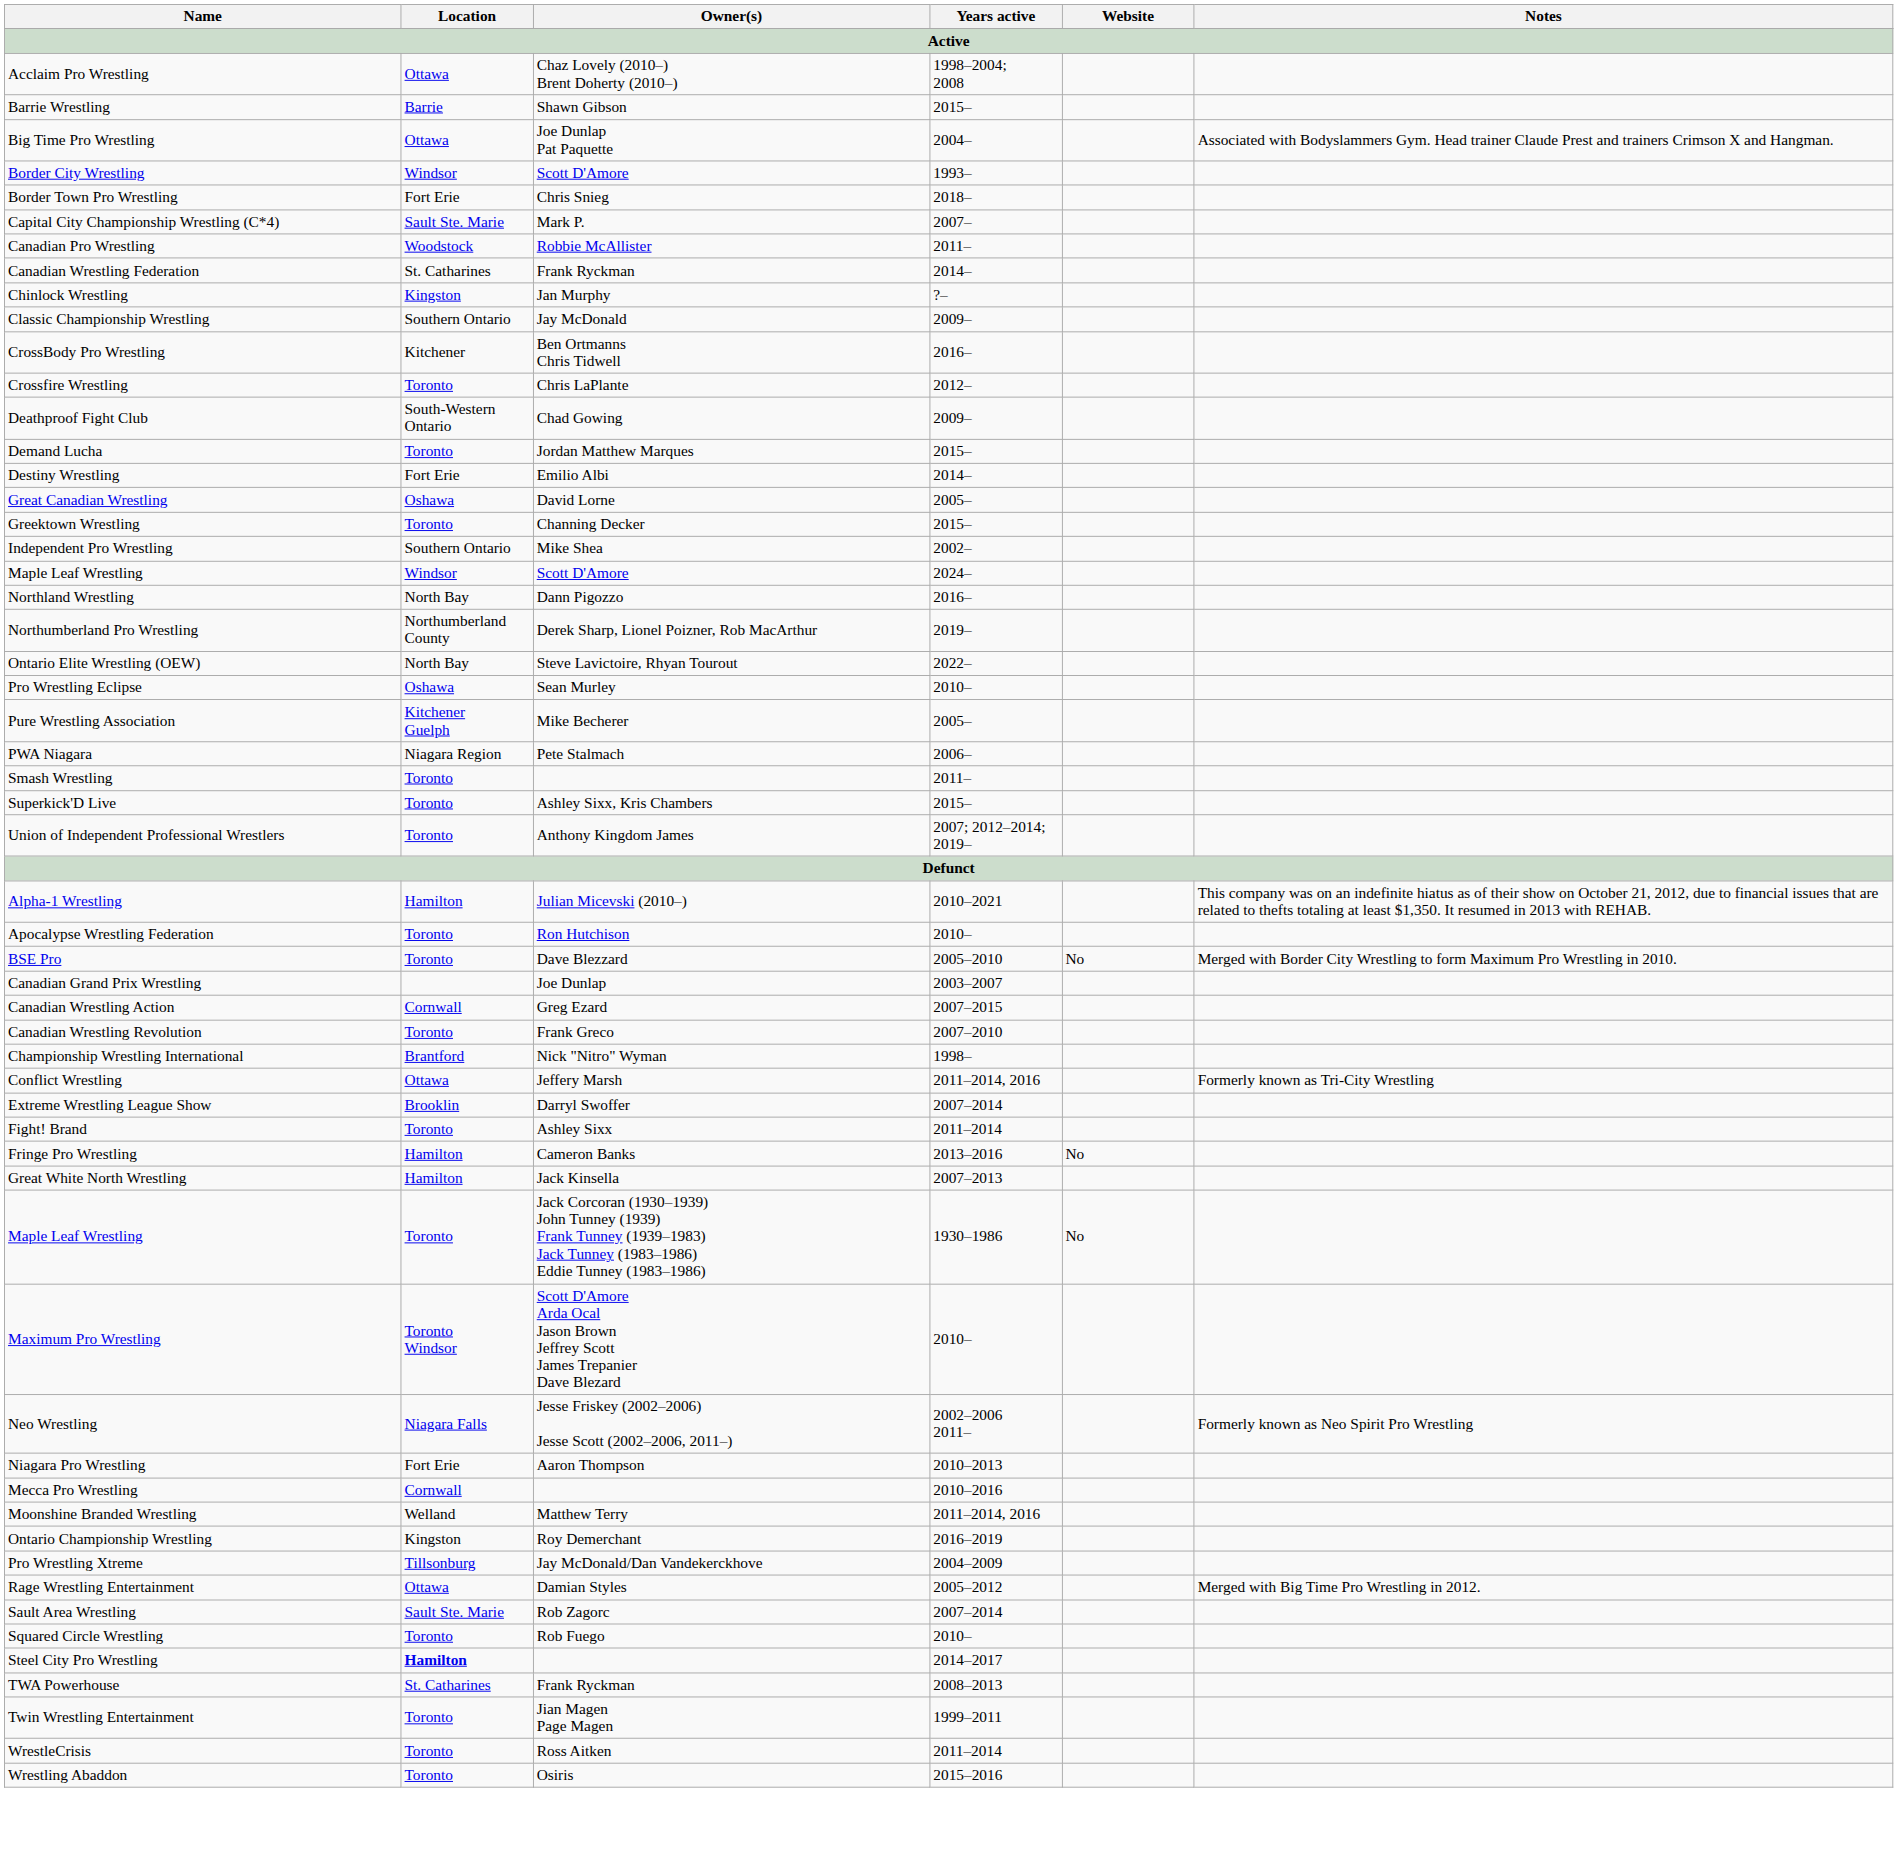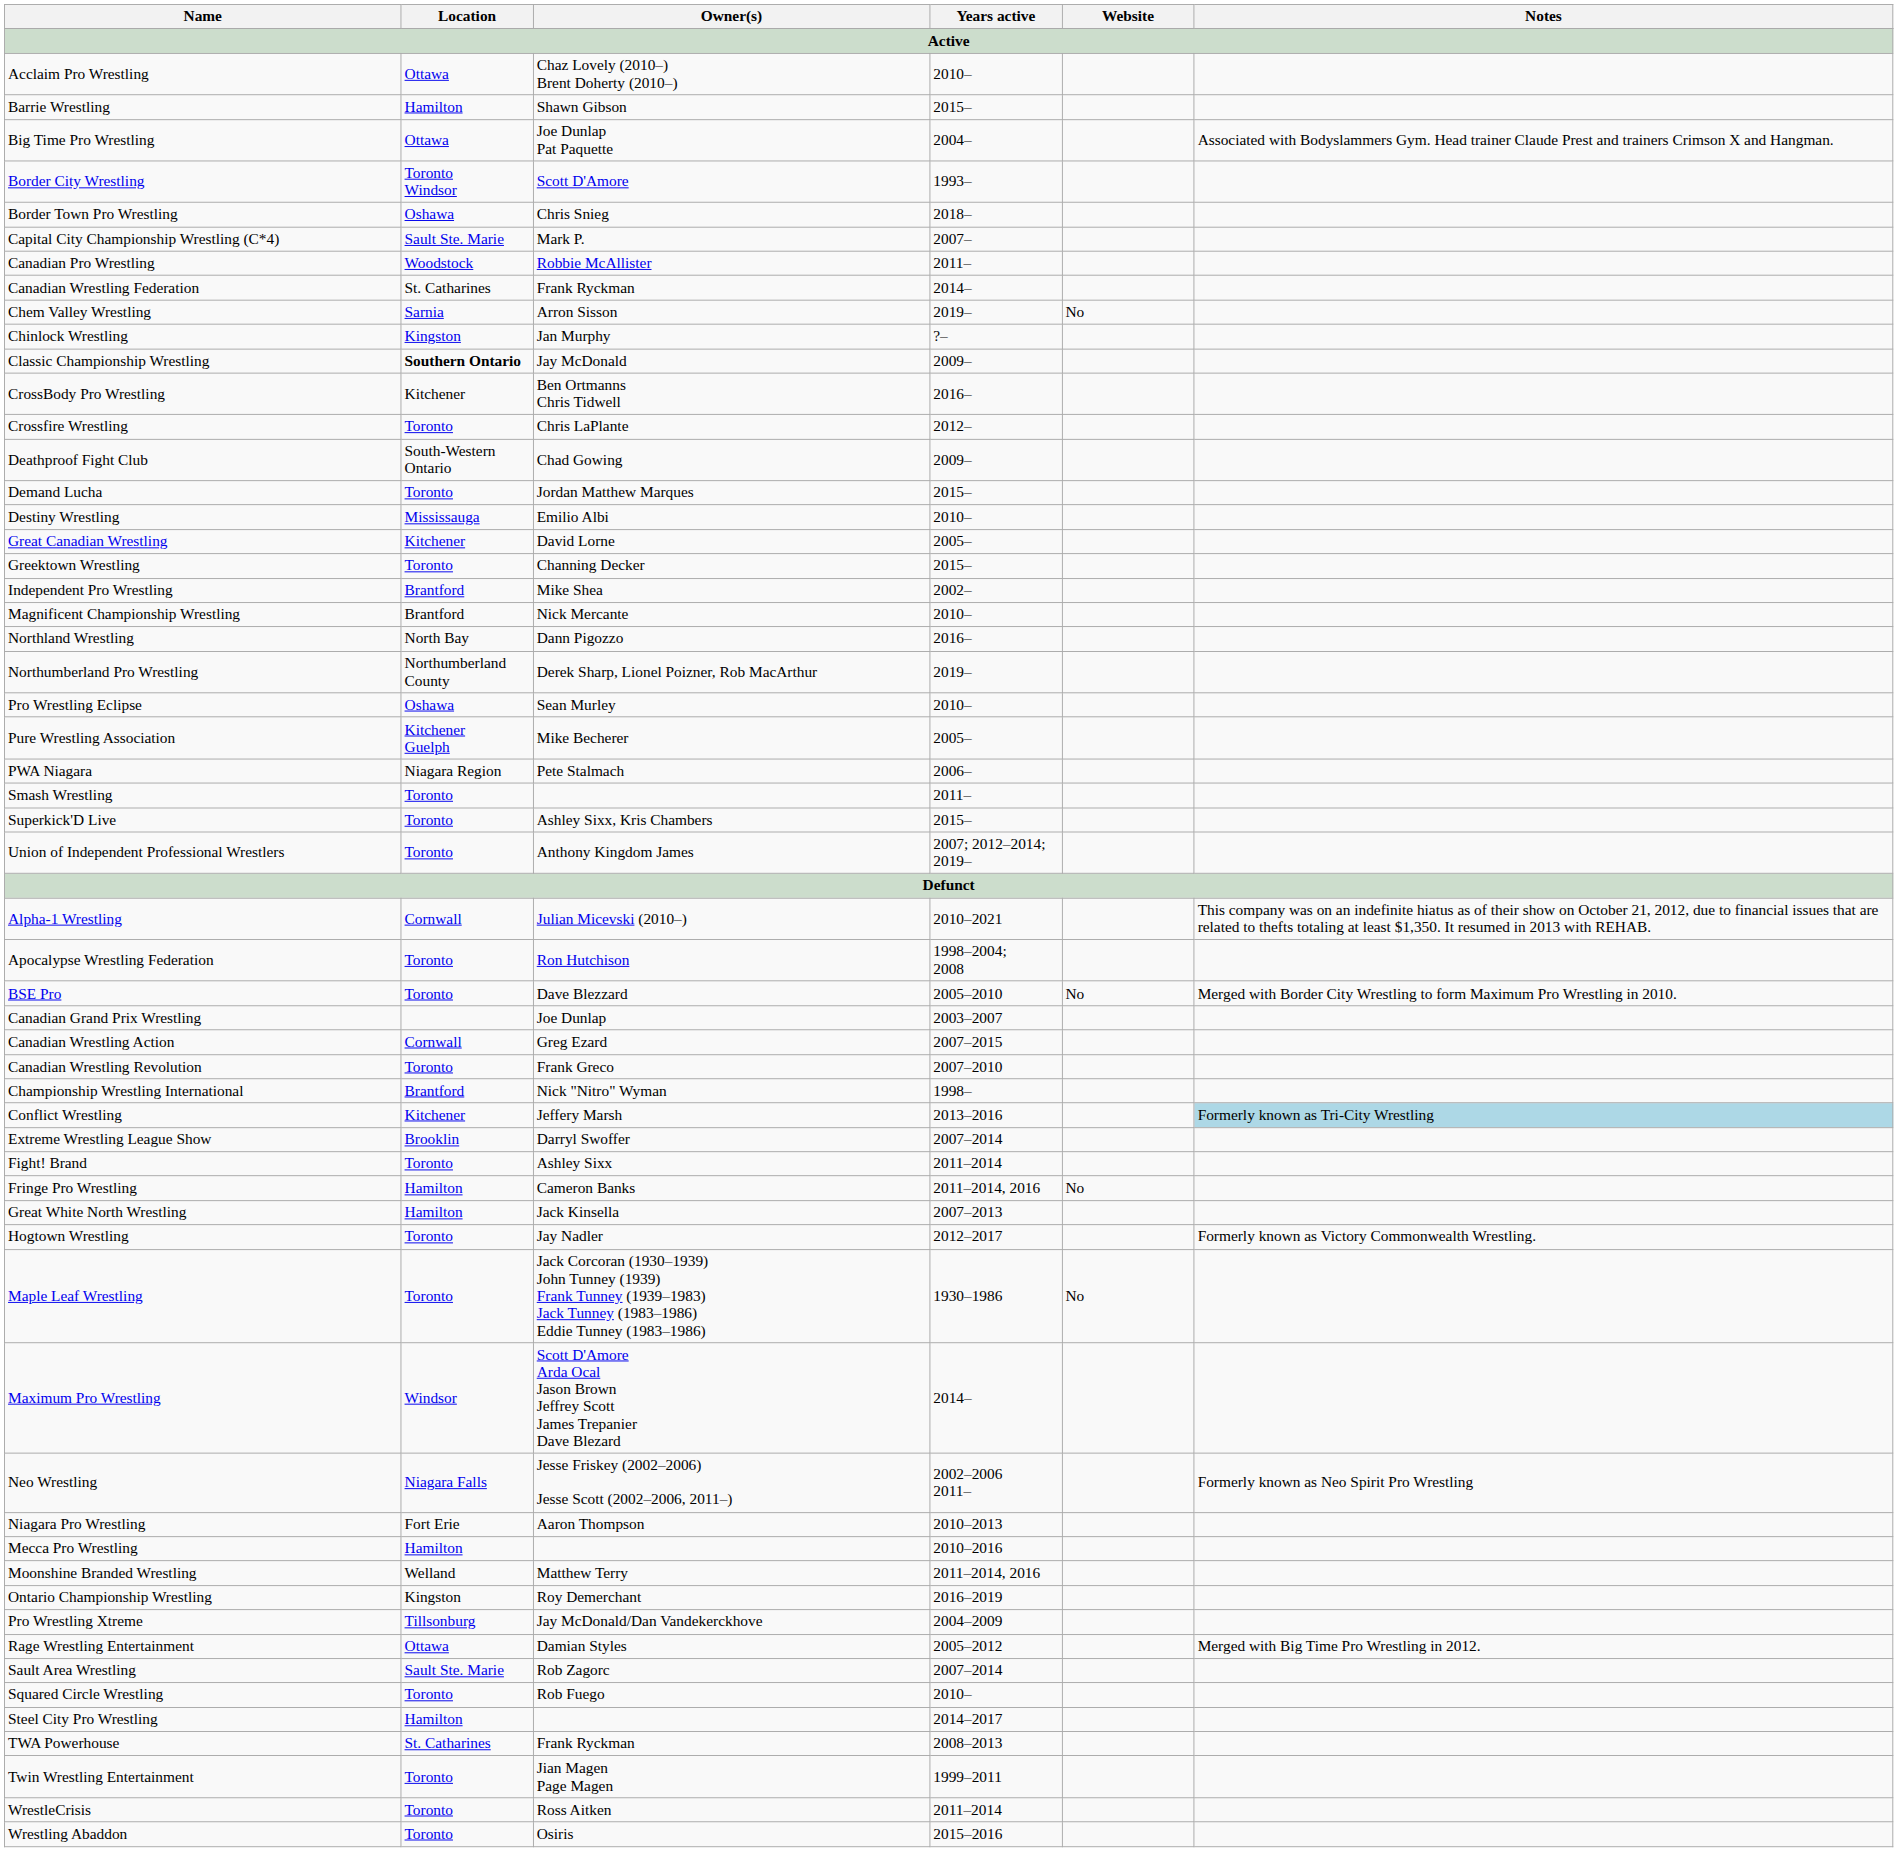(970, 74) 1998–2004; 2008 -> (952, 74) 2010–
(424, 107) Barrie -> (434, 107) Hamilton
(431, 173) Windsor -> (431, 181) Toronto Windsor
(432, 197) Fort Erie -> (429, 214) Oshawa
+ row: (80, 312)
(458, 319) normal -> (463, 360) bold
(432, 475) Fort Erie -> (442, 517) Mississauga
(952, 475) 2014– -> (952, 517) 2010–
(429, 499) Oshawa -> (435, 541) Kitchener
(458, 548) Southern Ontario -> (434, 590) Brantford
+ row: (124, 614)
- row: (75, 572)
- row: (104, 663)
(434, 901) Hamilton -> (433, 918) Cornwall
(952, 934) 2010– -> (970, 960) 1998–2004; 2008
(427, 1080) Ottawa -> (435, 1115) Kitchener
(987, 1080) 2011–2014, 2016 -> (968, 1115) 2013–2016
(1316, 1080) no background -> (1316, 1115) lightblue background
(968, 1153) 2013–2016 -> (987, 1188) 2011–2014, 2016
+ row: (68, 1236)
(431, 1339) Toronto Windsor -> (431, 1397) Windsor
(952, 1339) 2010– -> (952, 1397) 2014–
(433, 1489) Cornwall -> (434, 1548) Hamilton
(436, 1660) bold -> (434, 1719) normal
